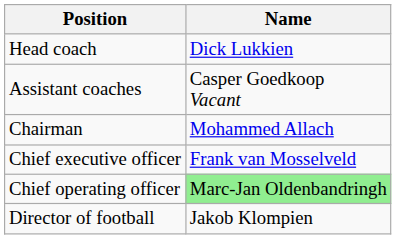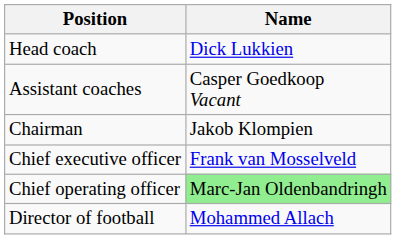(262, 129) Mohammed Allach -> (251, 129) Jakob Klompien
(251, 218) Jakob Klompien -> (262, 218) Mohammed Allach
